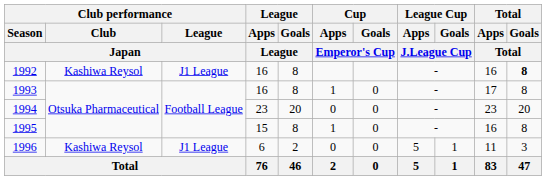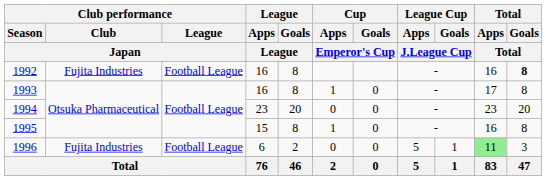(103, 71) Kashiwa Reysol -> (103, 71) Fujita Industries
(204, 71) J1 League -> (204, 71) Football League
(103, 147) Kashiwa Reysol -> (103, 147) Fujita Industries
(204, 147) J1 League -> (204, 147) Football League
(491, 147) no background -> (491, 147) lightgreen background
